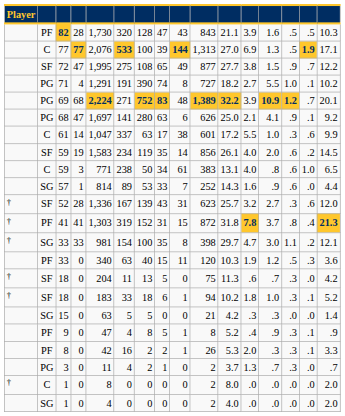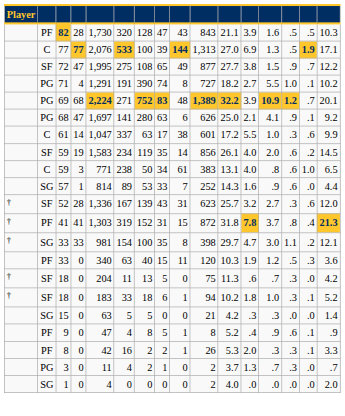(293, 333) .3 -> (293, 333) .6
- row: (47, 385)
